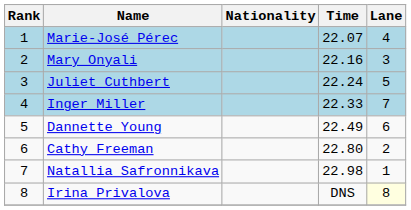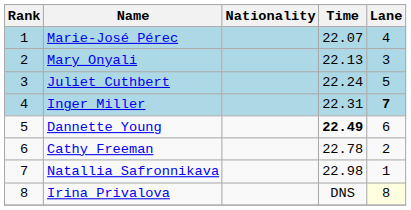(343, 60) 22.16 -> (343, 60) 22.13
(343, 105) 22.33 -> (343, 105) 22.31
(386, 105) normal -> (386, 105) bold
(343, 127) normal -> (343, 127) bold
(343, 149) 22.80 -> (343, 149) 22.78
